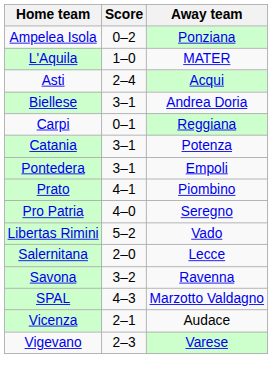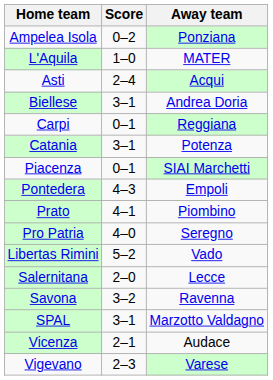+ row: (53, 168)
(124, 168) 3–1 -> (124, 189) 4–3
(124, 299) 4–3 -> (124, 320) 3–1
